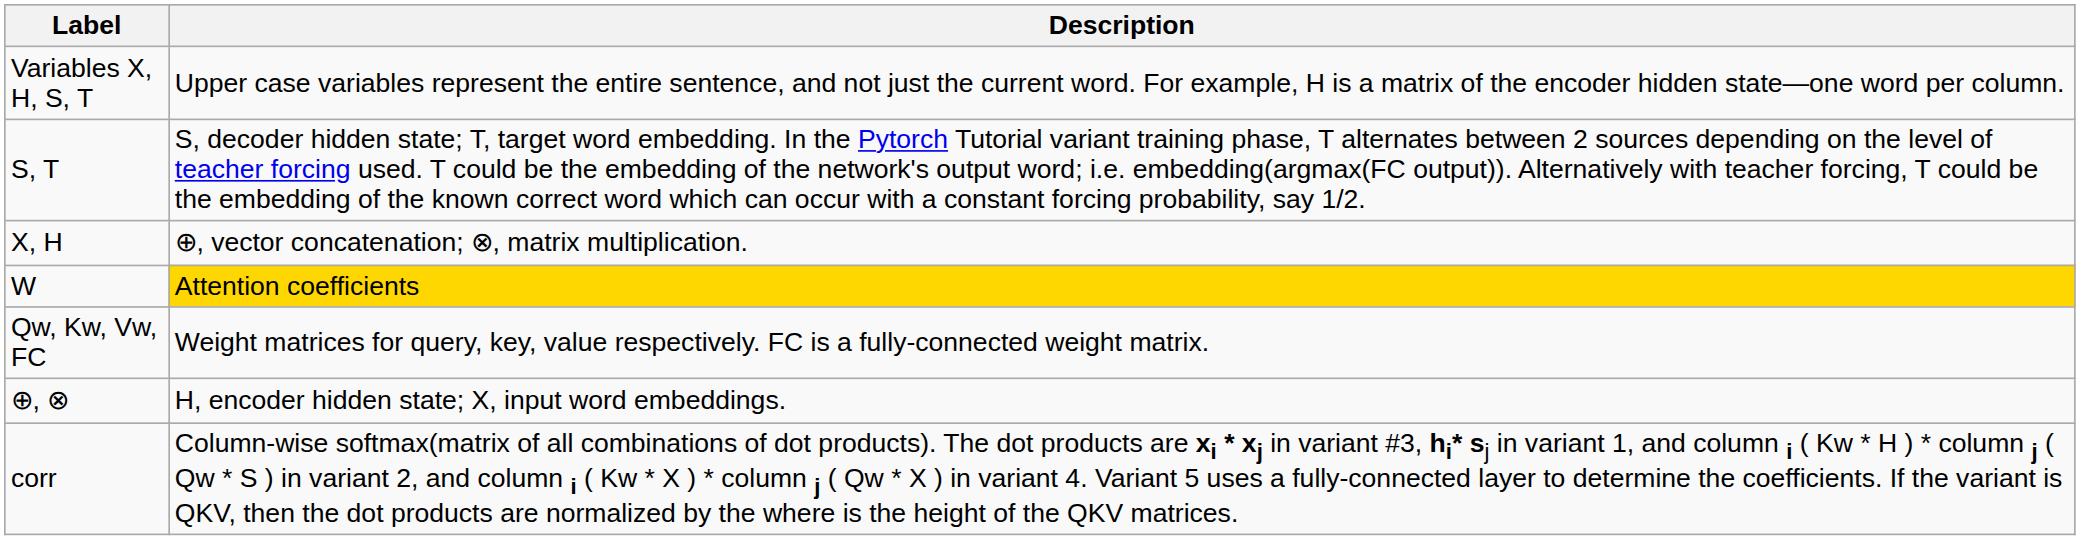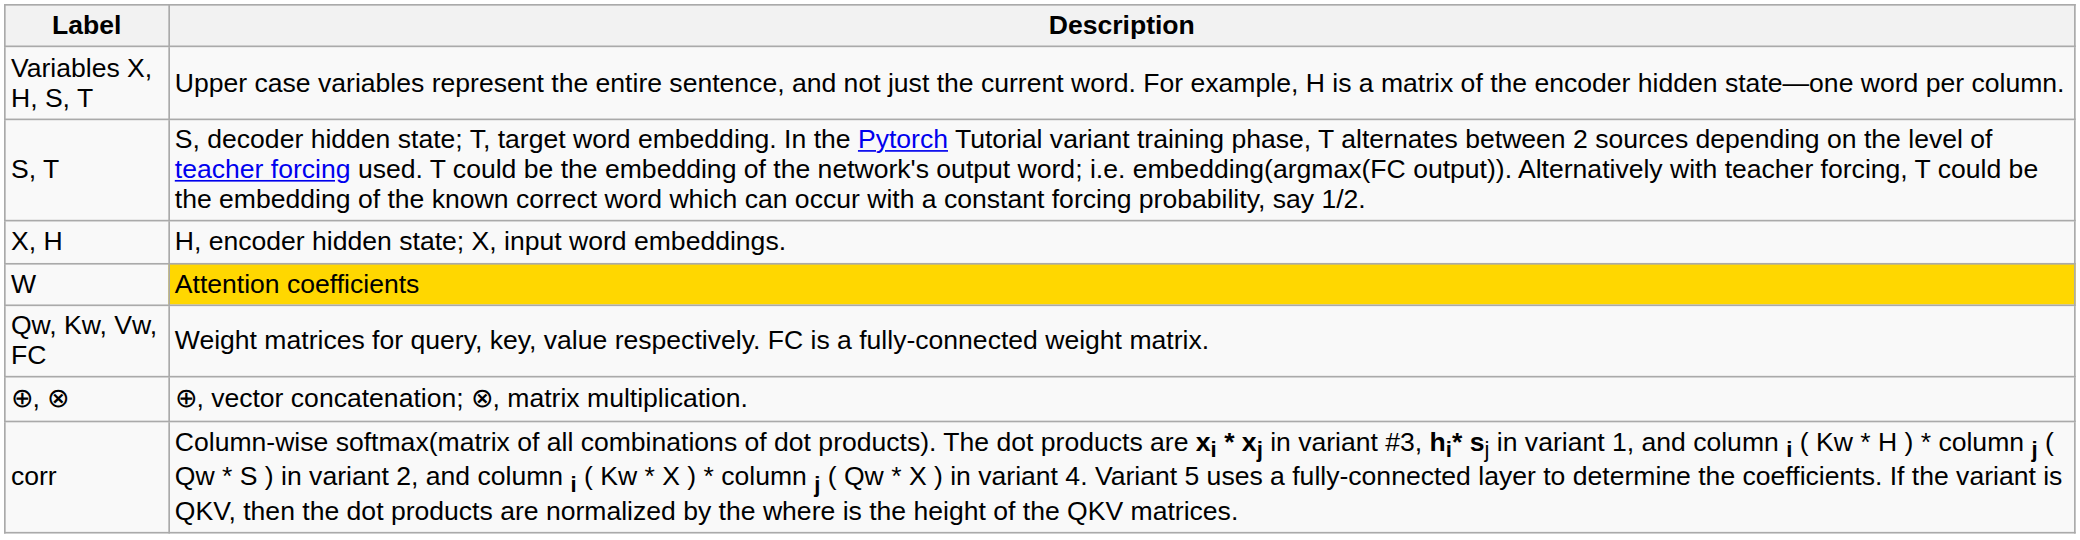(461, 243) ⊕, vector concatenation; ⊗, matrix multiplication. -> (480, 241) H, encoder hidden state; X, input word embeddings.
(480, 400) H, encoder hidden state; X, input word embeddings. -> (461, 399) ⊕, vector concatenation; ⊗, matrix multiplication.
